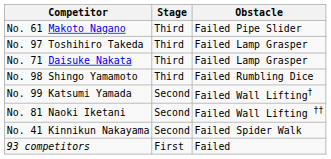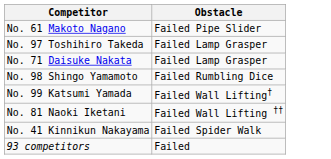- column: (172, 12)
